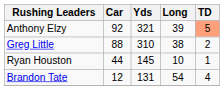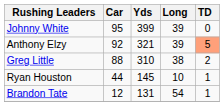+ row: (38, 28)
(208, 77) 4 -> (208, 93) 1
